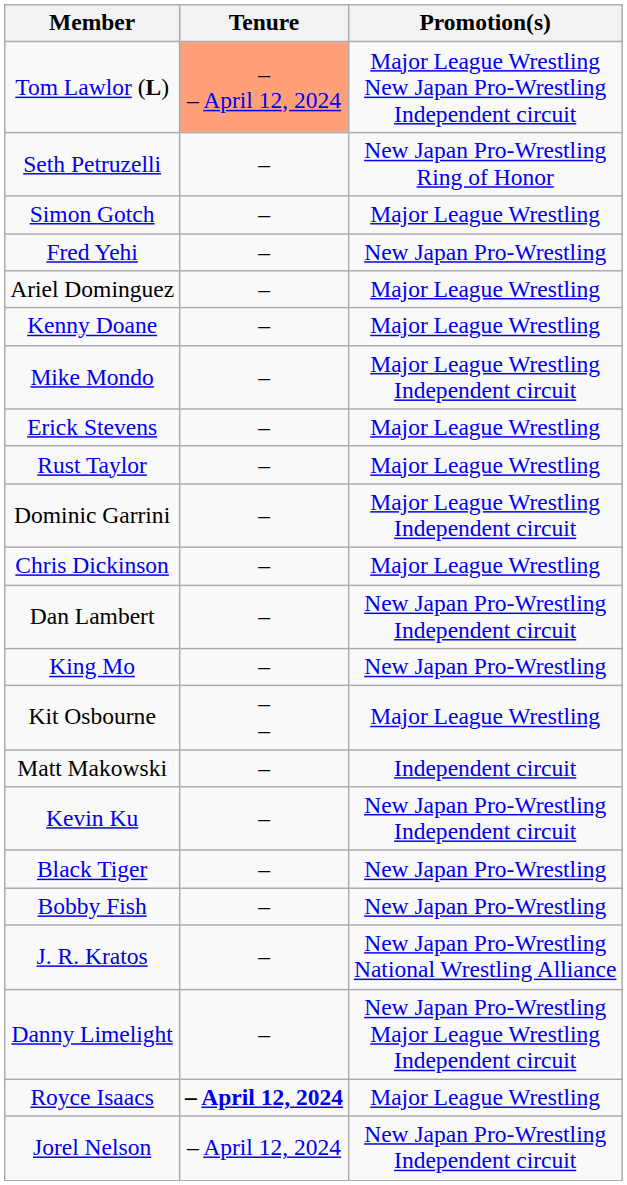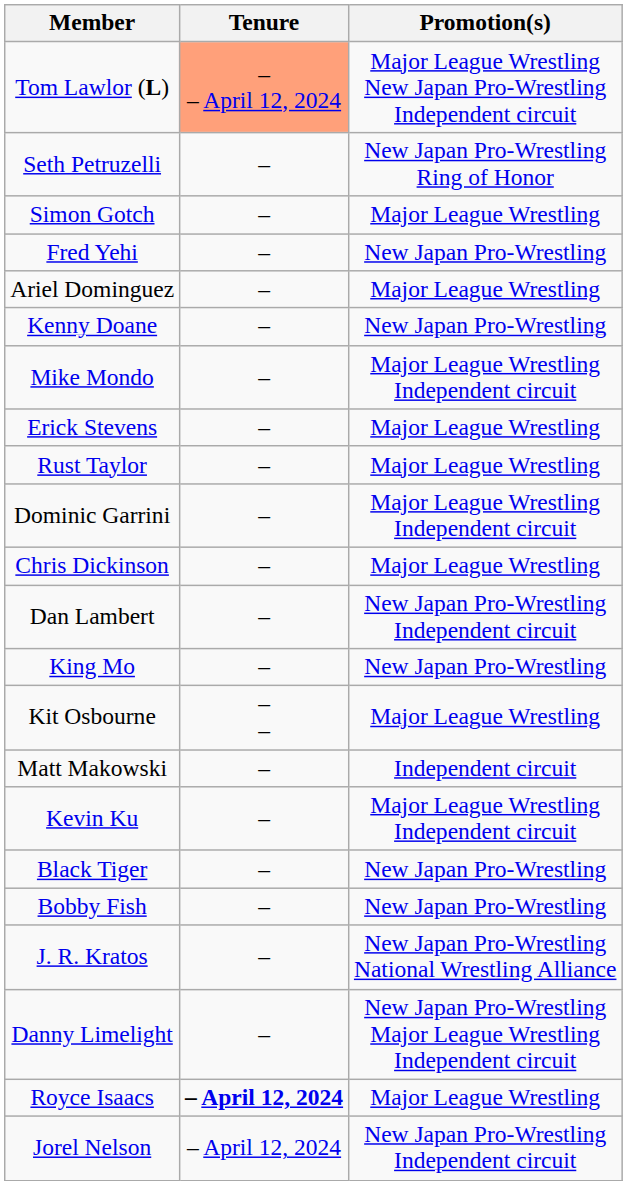(485, 326) Major League Wrestling -> (485, 326) New Japan Pro-Wrestling
(485, 818) New Japan Pro-Wrestling Independent circuit -> (485, 818) Major League Wrestling Independent circuit
